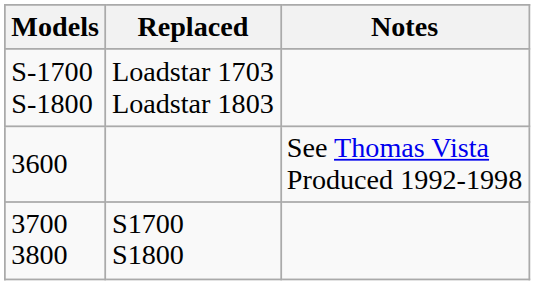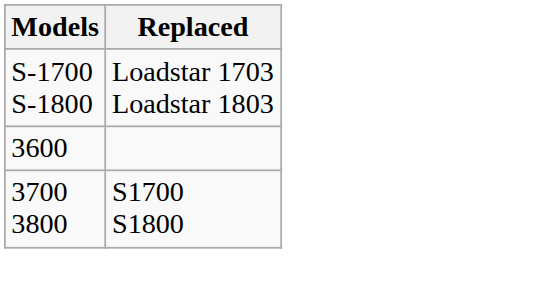- column: (405, 26)
